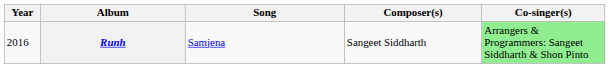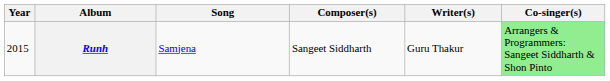+ column: (453, 13)
(18, 42) 2016 -> (18, 48) 2015
